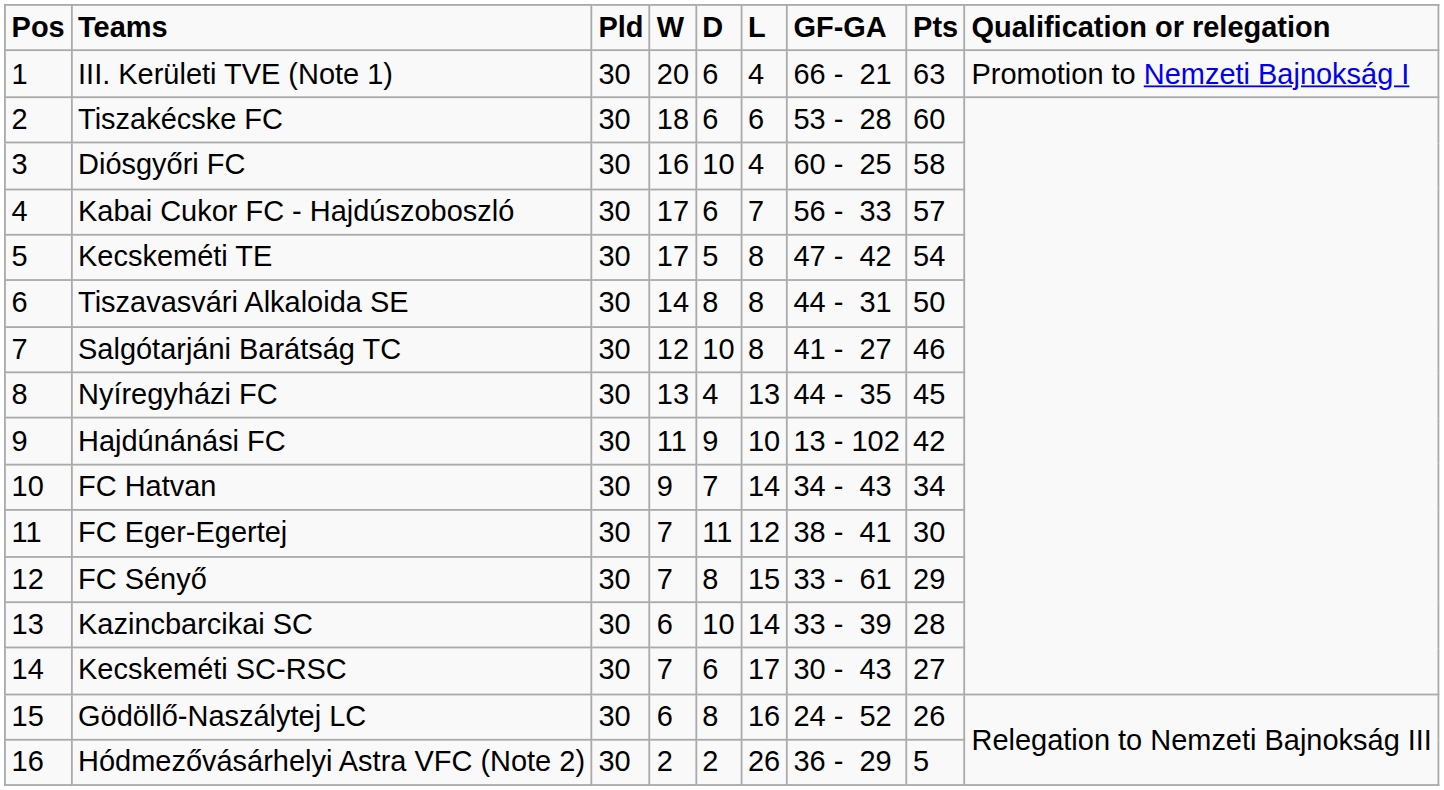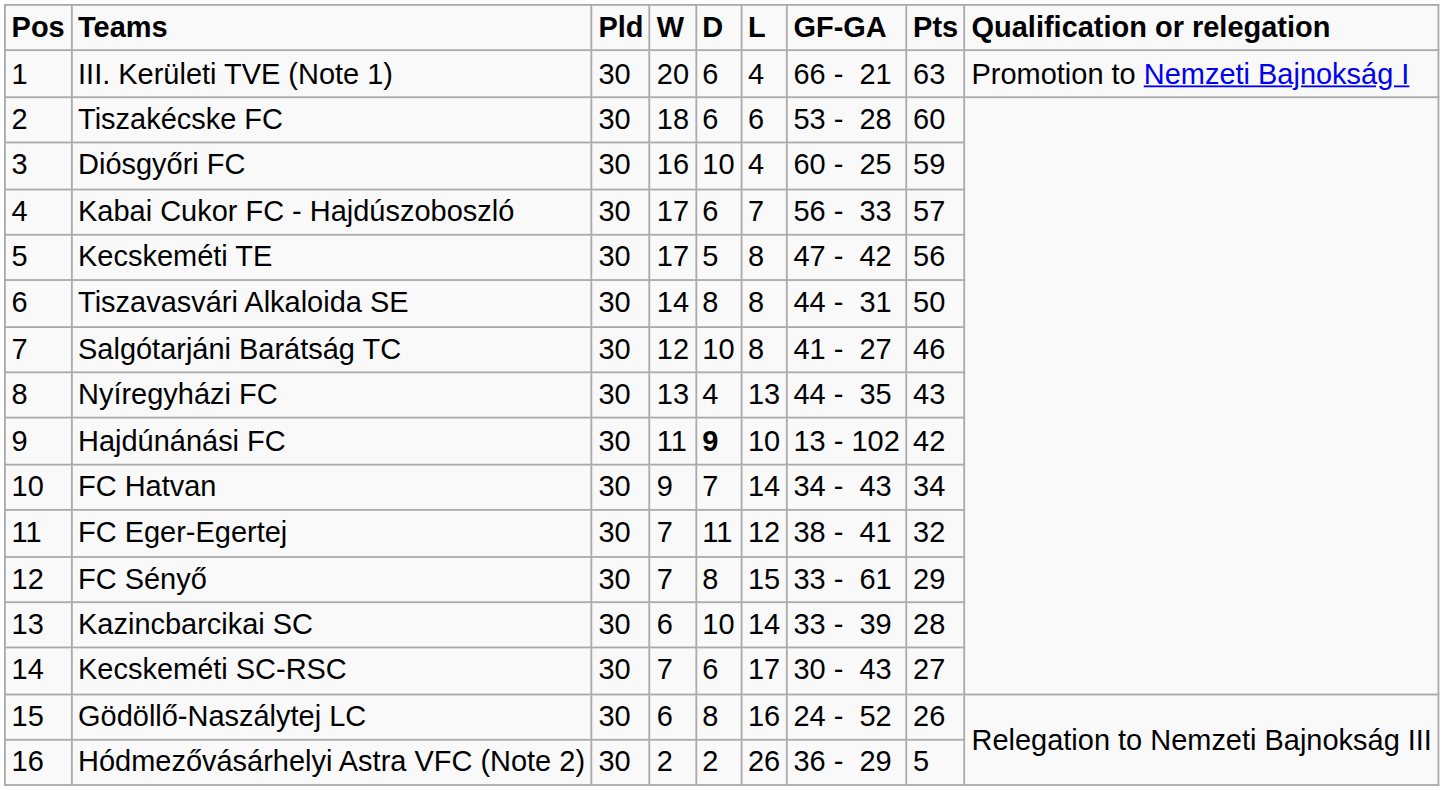(929, 165) 58 -> (929, 165) 59
(929, 257) 54 -> (929, 257) 56
(929, 394) 45 -> (929, 394) 43
(710, 440) normal -> (710, 440) bold
(929, 532) 30 -> (929, 532) 32
